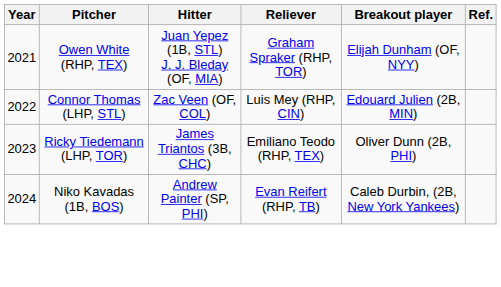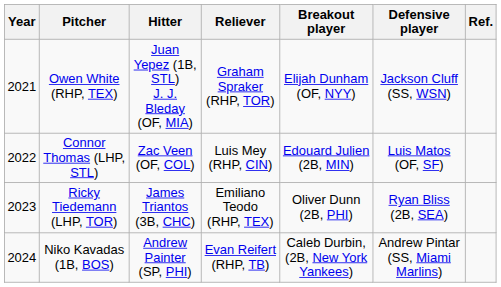+ column: (419, 22)
